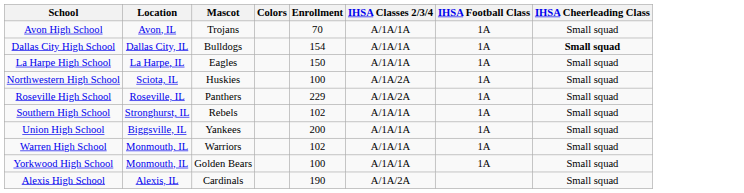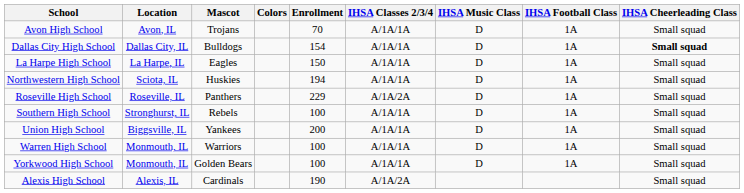+ column: (479, 12)
(317, 79) 100 -> (317, 79) 194
(391, 79) A/1A/2A -> (391, 79) A/1A/1A
(317, 113) 102 -> (317, 113) 100
(317, 146) 102 -> (317, 146) 100
